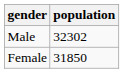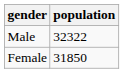(70, 36) 32302 -> (70, 36) 32322
